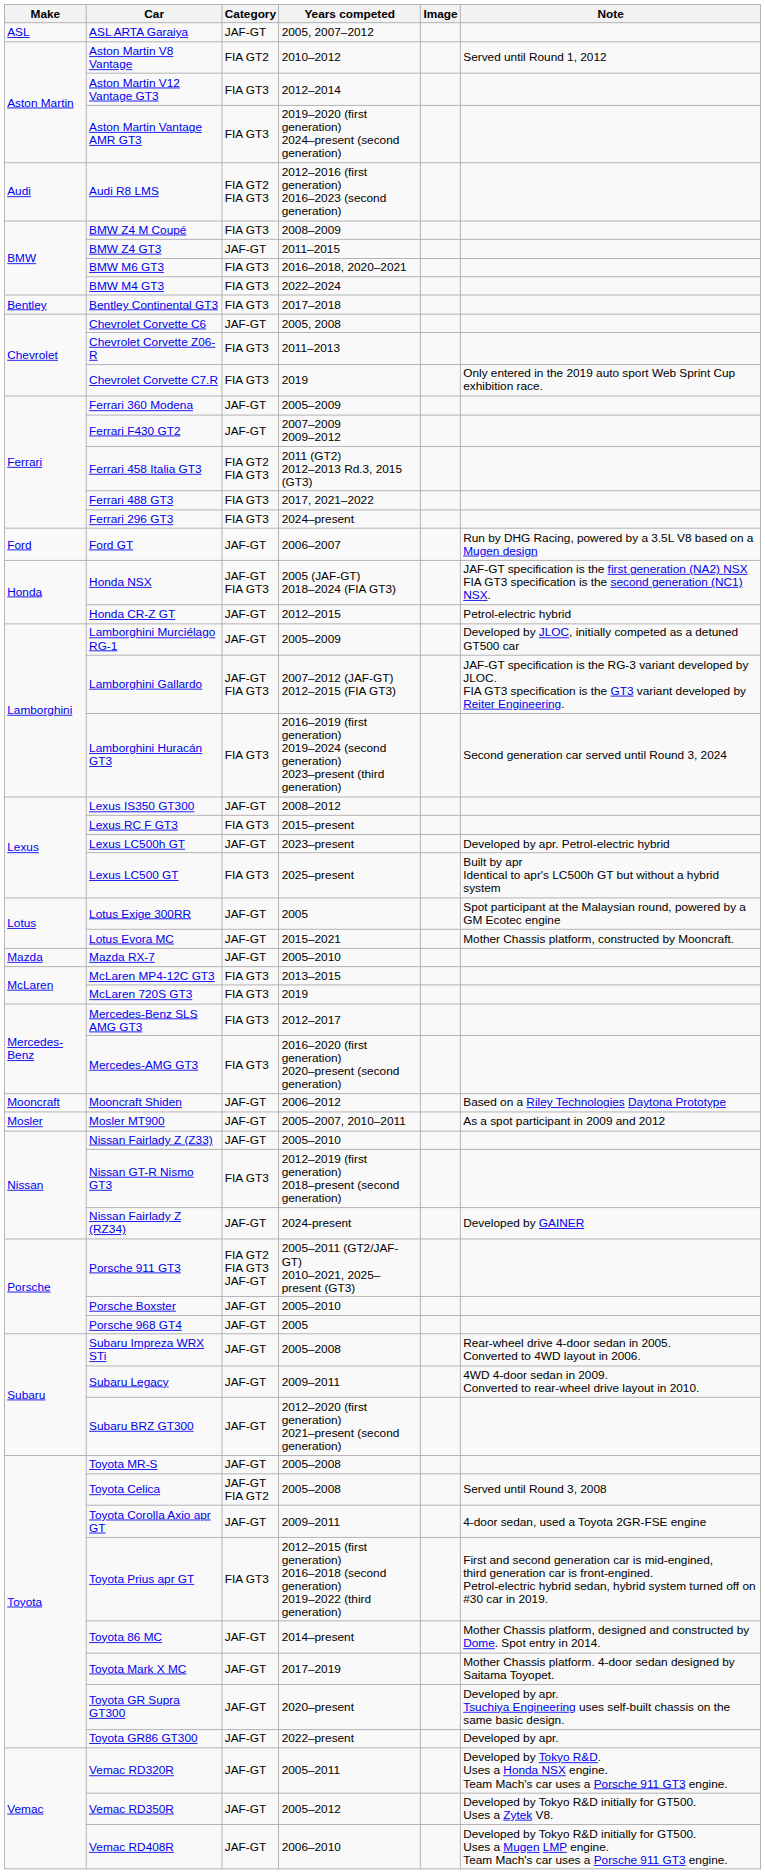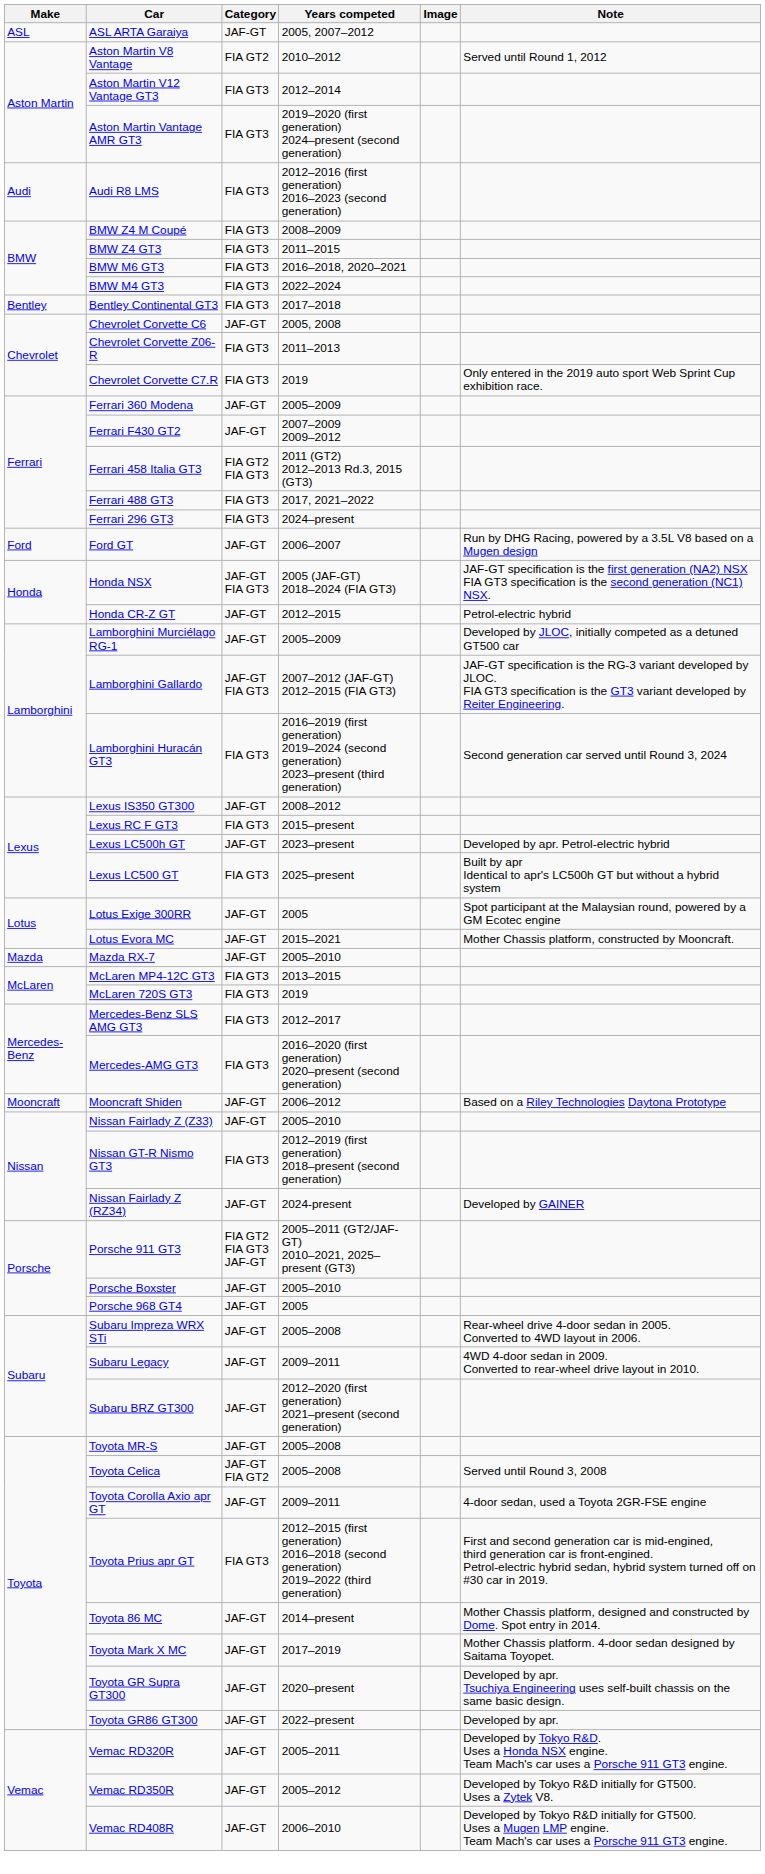(247, 191) FIA GT2 FIA GT3 -> (247, 191) FIA GT3
(245, 248) JAF-GT -> (247, 248) FIA GT3
- row: (127, 1121)
